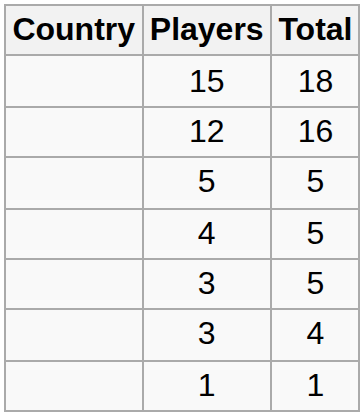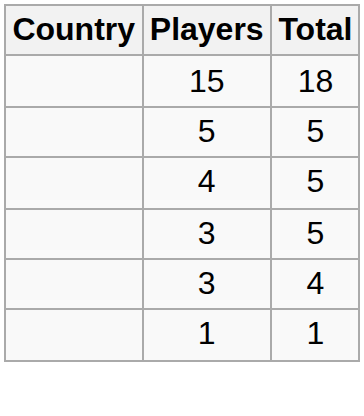- row: (207, 131)
